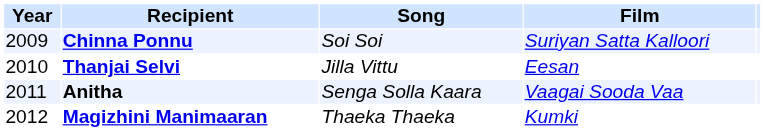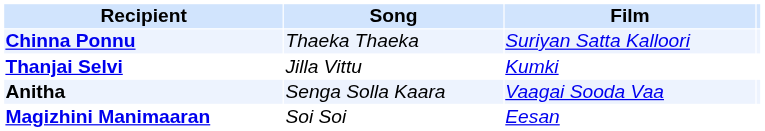- column: (32, 16)
(352, 41) Soi Soi -> (352, 41) Thaeka Thaeka
(552, 66) Eesan -> (532, 66) Kumki
(388, 116) Thaeka Thaeka -> (316, 116) Soi Soi
(551, 116) Kumki -> (533, 116) Eesan
